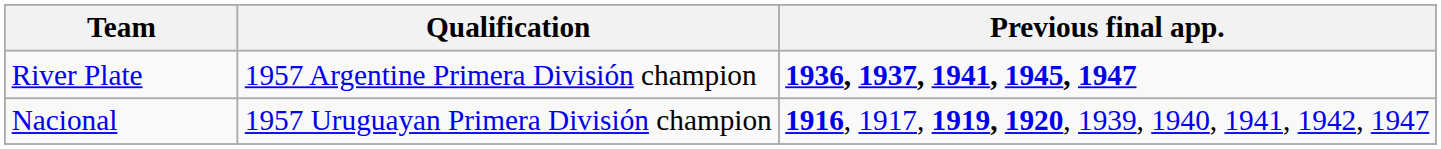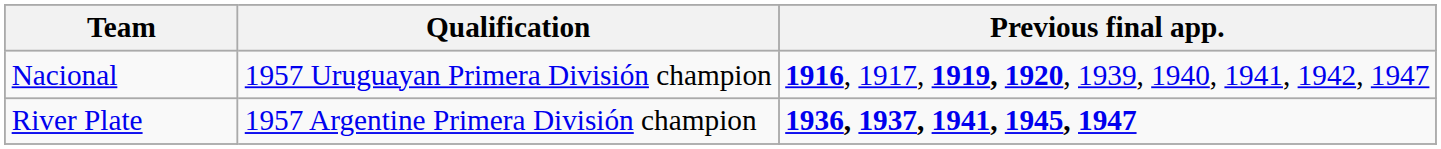rows swapped: (77, 74) <-> (65, 120)
